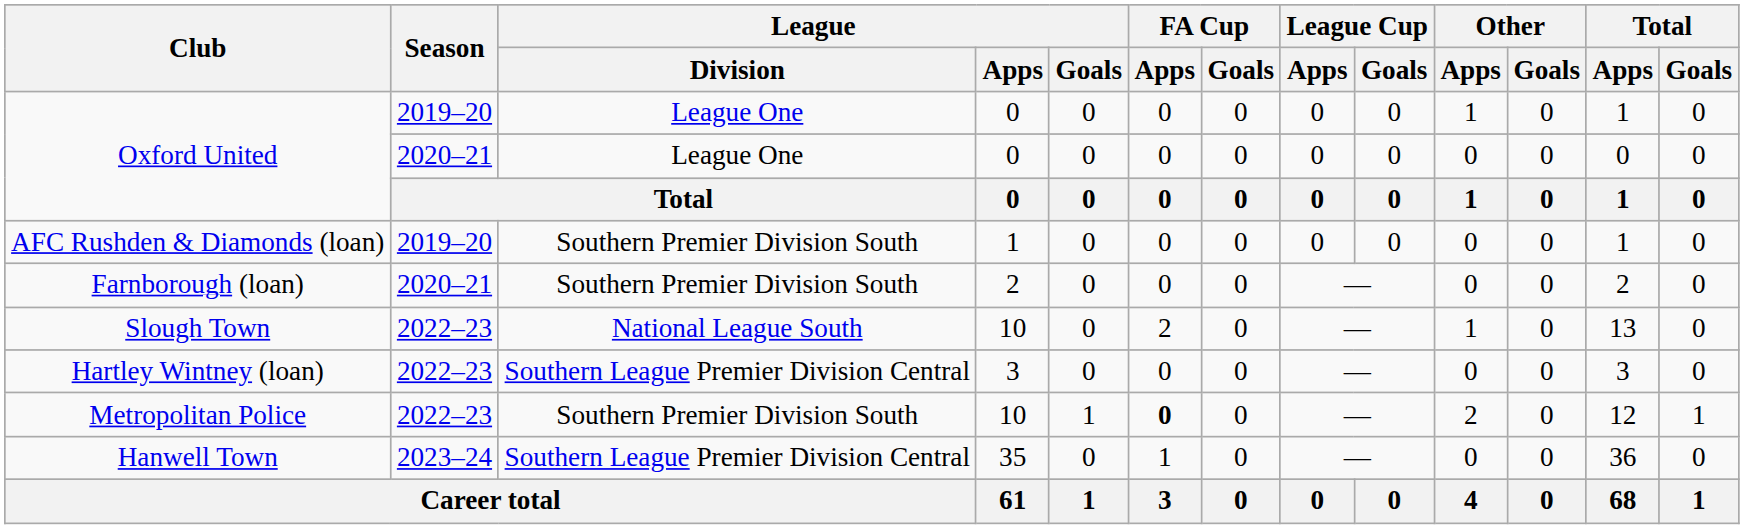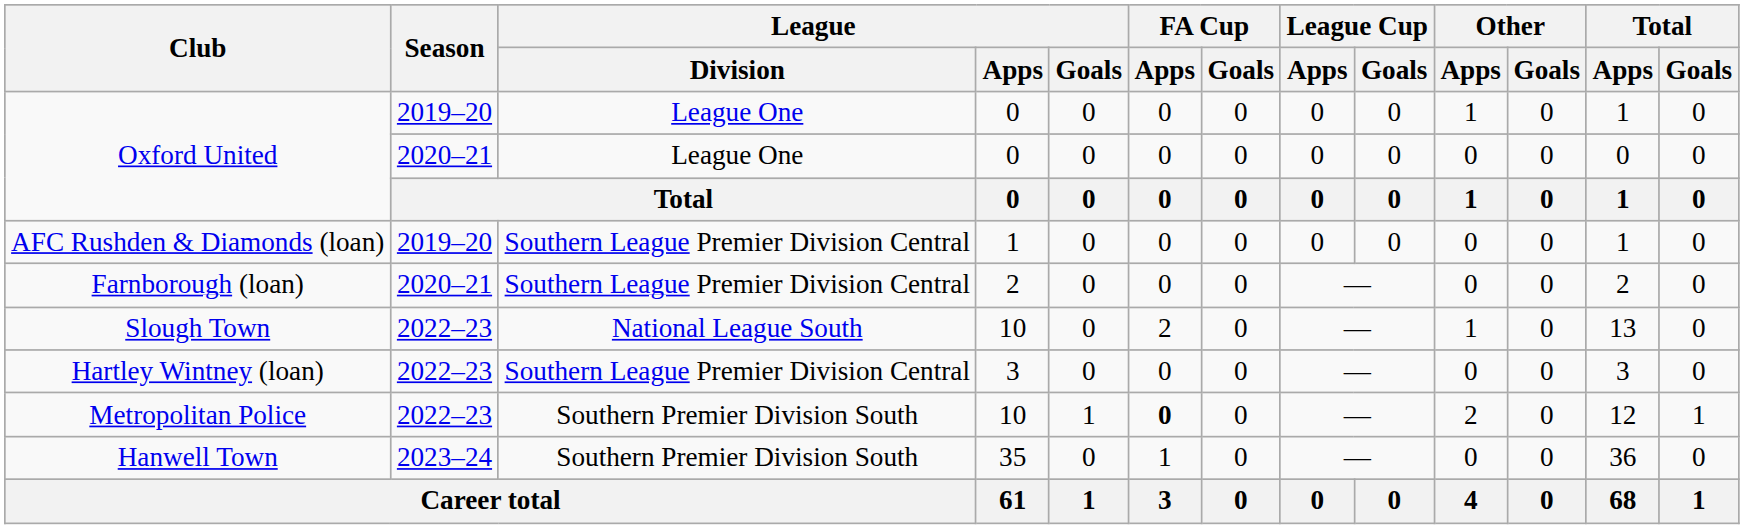(737, 241) Southern Premier Division South -> (737, 241) Southern League Premier Division Central
(737, 284) Southern Premier Division South -> (737, 284) Southern League Premier Division Central
(737, 457) Southern League Premier Division Central -> (737, 457) Southern Premier Division South
